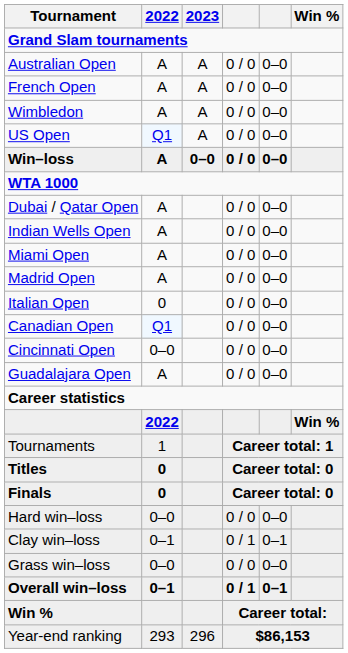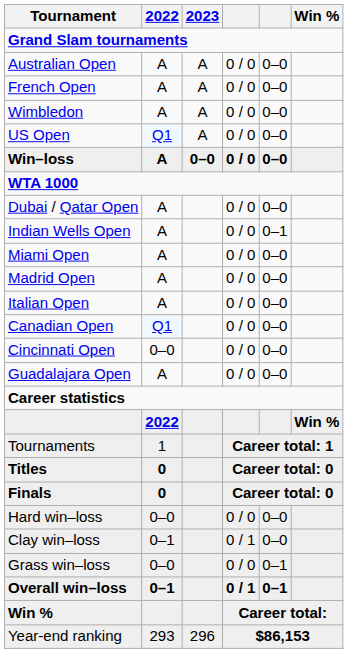(275, 231) 0–0 -> (275, 231) 0–1
(162, 302) 0 -> (162, 302) A
(275, 541) 0–1 -> (275, 541) 0–0
(275, 565) 0–0 -> (275, 565) 0–1
